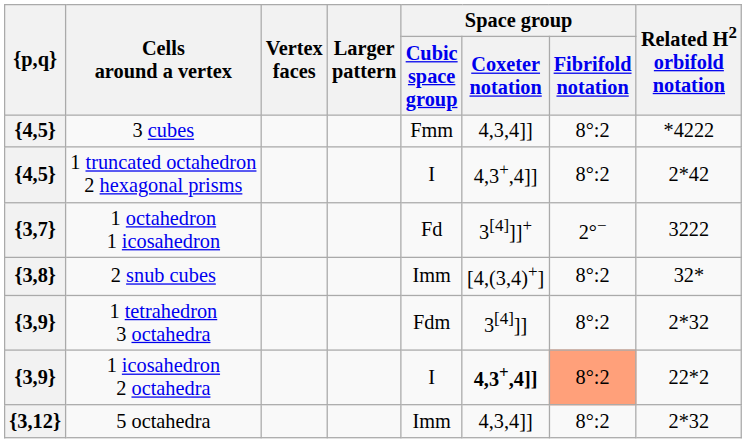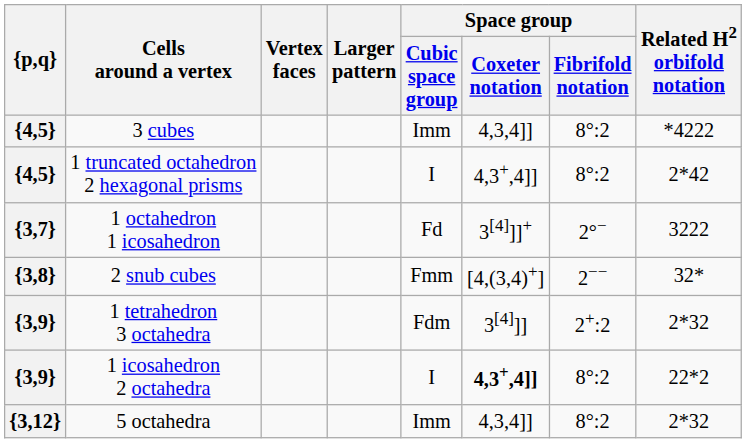(432, 130) Fmm -> (432, 130) Imm
(432, 275) Imm -> (432, 275) Fmm
(593, 275) 8°:2 -> (593, 275) 2−−
(593, 322) 8°:2 -> (593, 322) 2+:2
(593, 377) lightsalmon background -> (593, 377) no background
